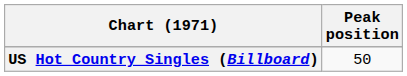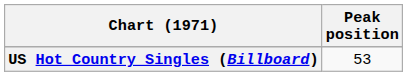(362, 59) 50 -> (362, 59) 53
